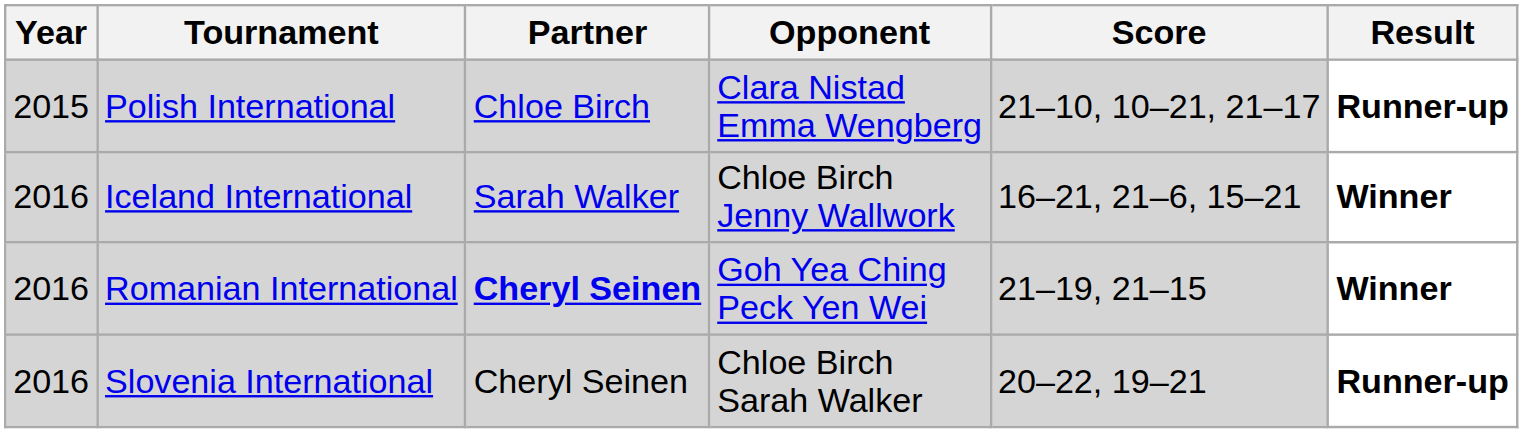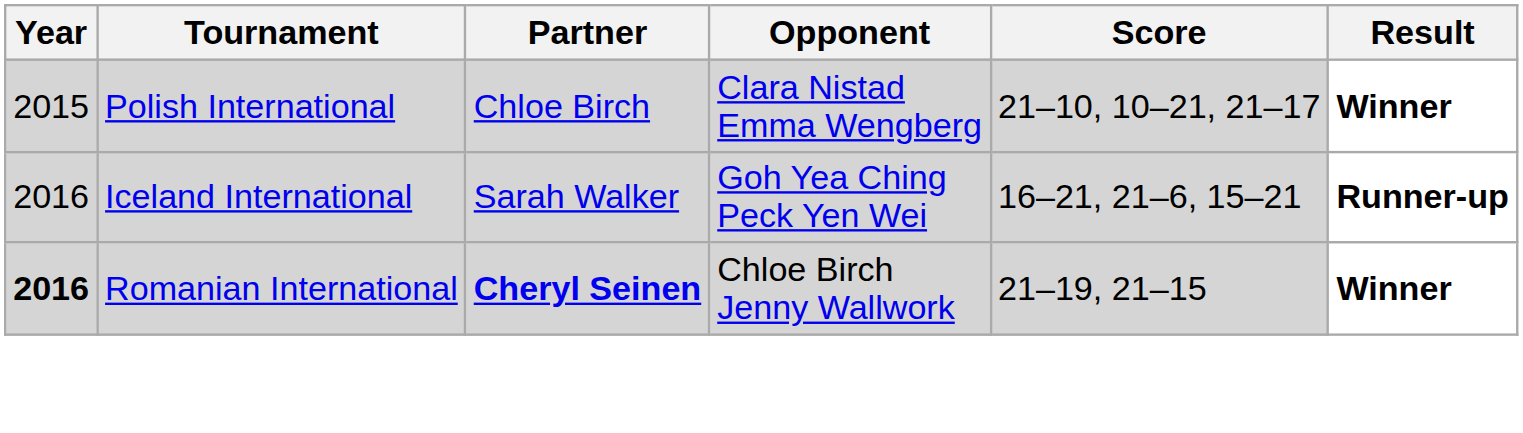(1423, 105) Runner-up -> (1394, 105) Winner
(836, 197) Chloe Birch Jenny Wallwork -> (832, 197) Goh Yea Ching Peck Yen Wei
(1394, 197) Winner -> (1423, 197) Runner-up
(51, 289) normal -> (51, 289) bold
(832, 289) Goh Yea Ching Peck Yen Wei -> (836, 289) Chloe Birch Jenny Wallwork
- row: (269, 381)
